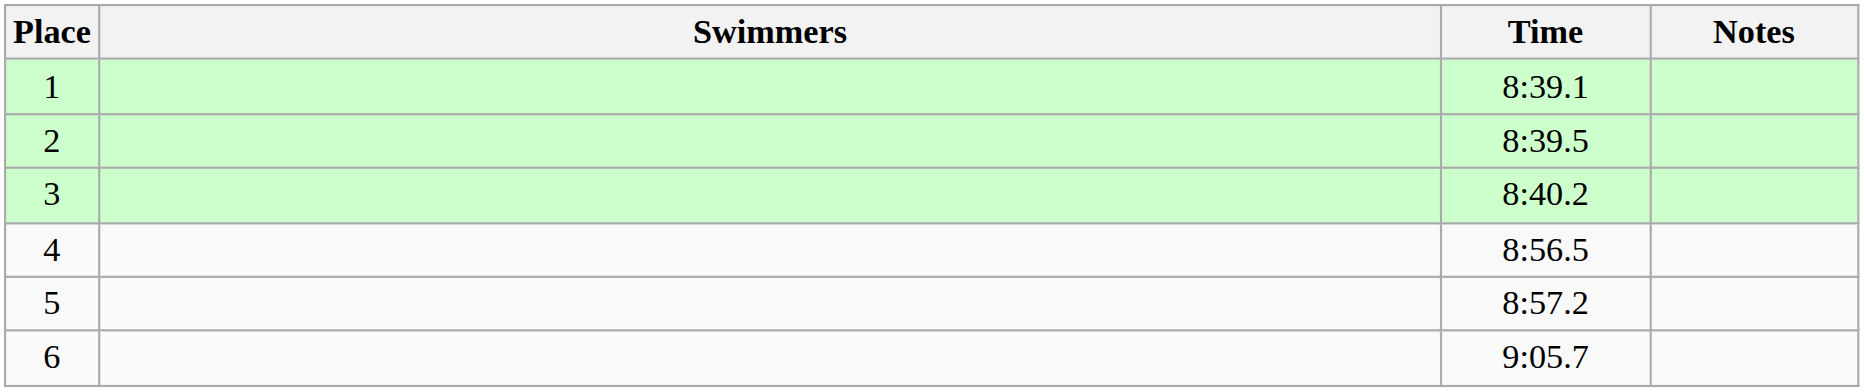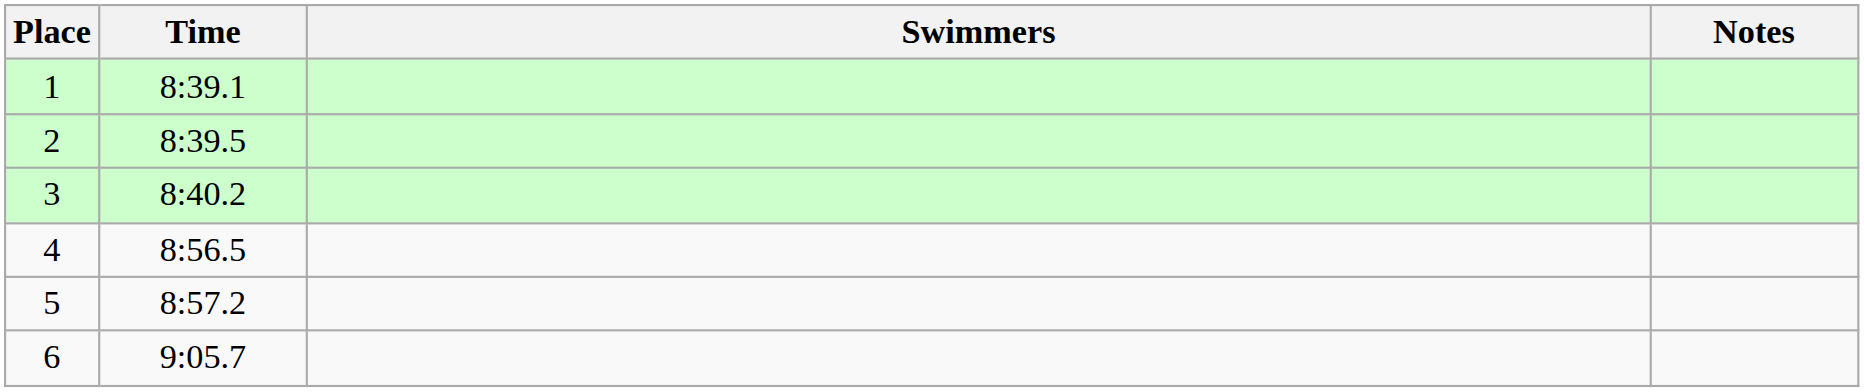columns swapped: (770, 31) <-> (1546, 31)
